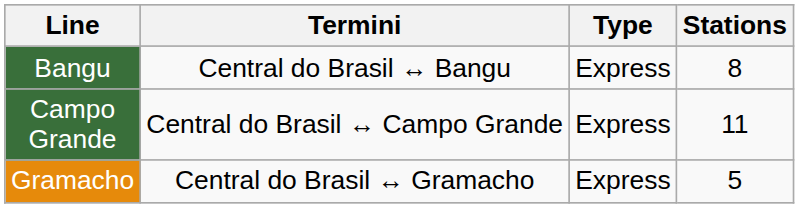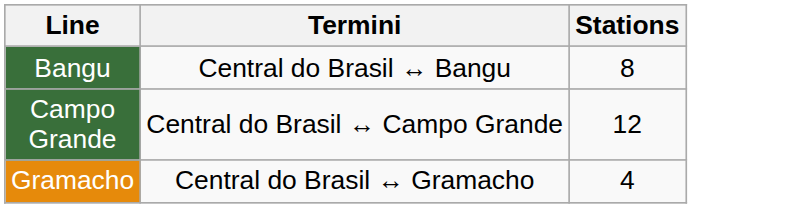- column: (623, 25)
(735, 124) 11 -> (627, 124) 12
(735, 180) 5 -> (627, 180) 4
